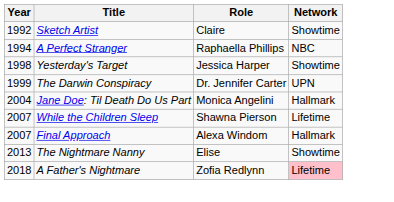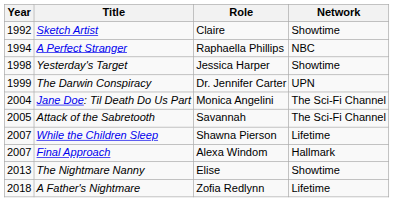(313, 100) Hallmark -> (339, 100) The Sci-Fi Channel
+ row: (96, 118)
(311, 170) pink background -> (311, 188) no background
